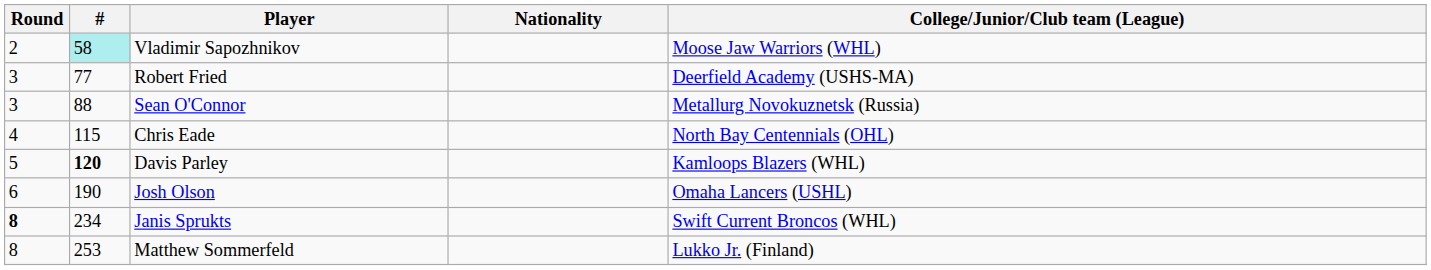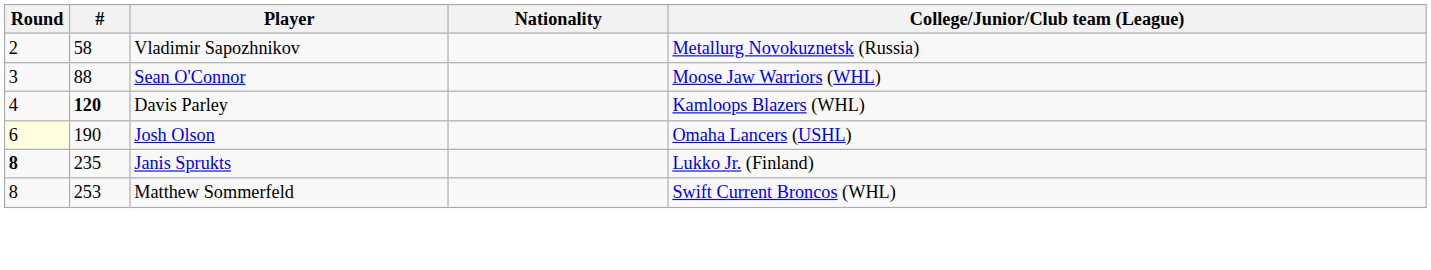(83, 47) paleturquoise background -> (83, 47) no background
(777, 47) Moose Jaw Warriors (WHL) -> (796, 47) Metallurg Novokuznetsk (Russia)
- row: (181, 76)
(796, 105) Metallurg Novokuznetsk (Russia) -> (777, 76) Moose Jaw Warriors (WHL)
- row: (175, 134)
(13, 163) 5 -> (13, 105) 4
(13, 192) no background -> (13, 134) lightyellow background
(87, 221) 234 -> (87, 163) 235
(784, 221) Swift Current Broncos (WHL) -> (743, 163) Lukko Jr. (Finland)
(743, 250) Lukko Jr. (Finland) -> (784, 192) Swift Current Broncos (WHL)
